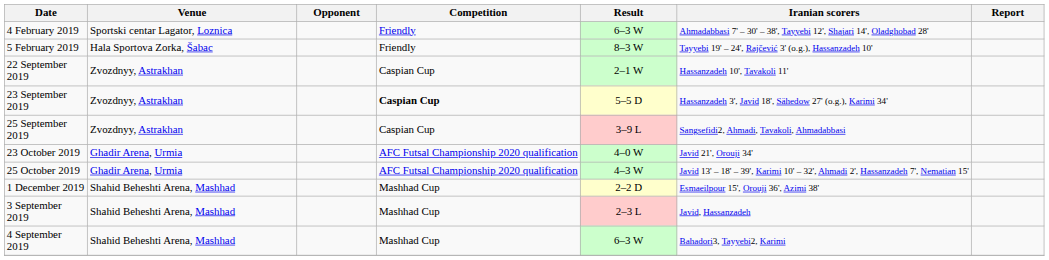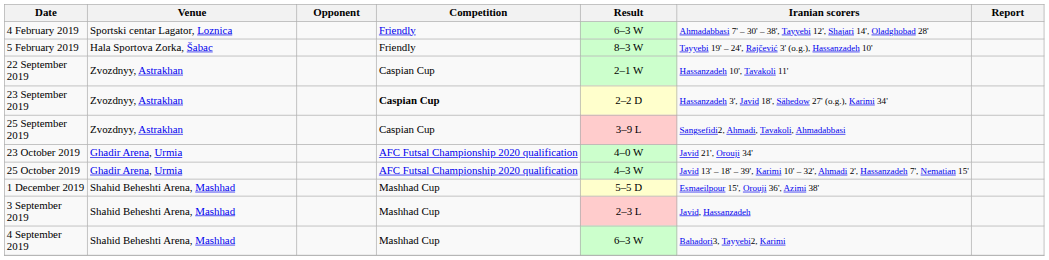(629, 100) 5–5 D -> (629, 100) 2–2 D
(629, 187) 2–2 D -> (629, 187) 5–5 D
